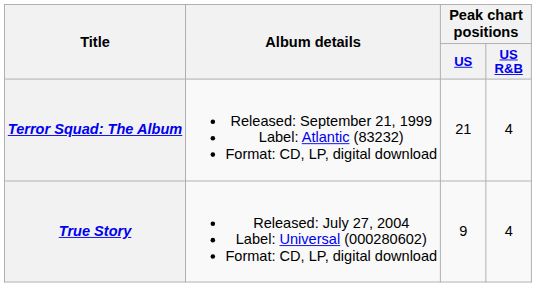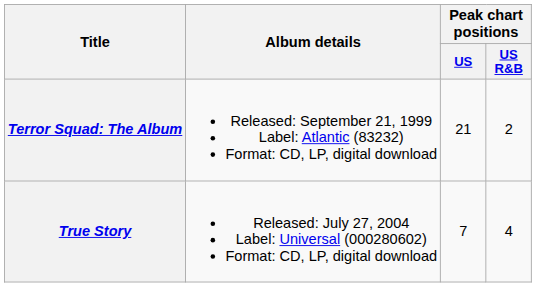(509, 129) 4 -> (509, 129) 2
(463, 231) 9 -> (463, 231) 7
